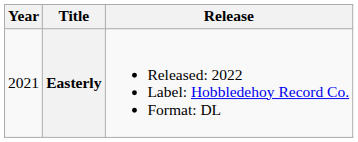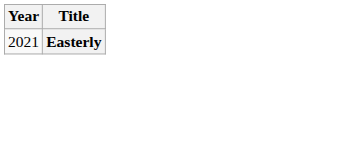- column: (229, 16)
